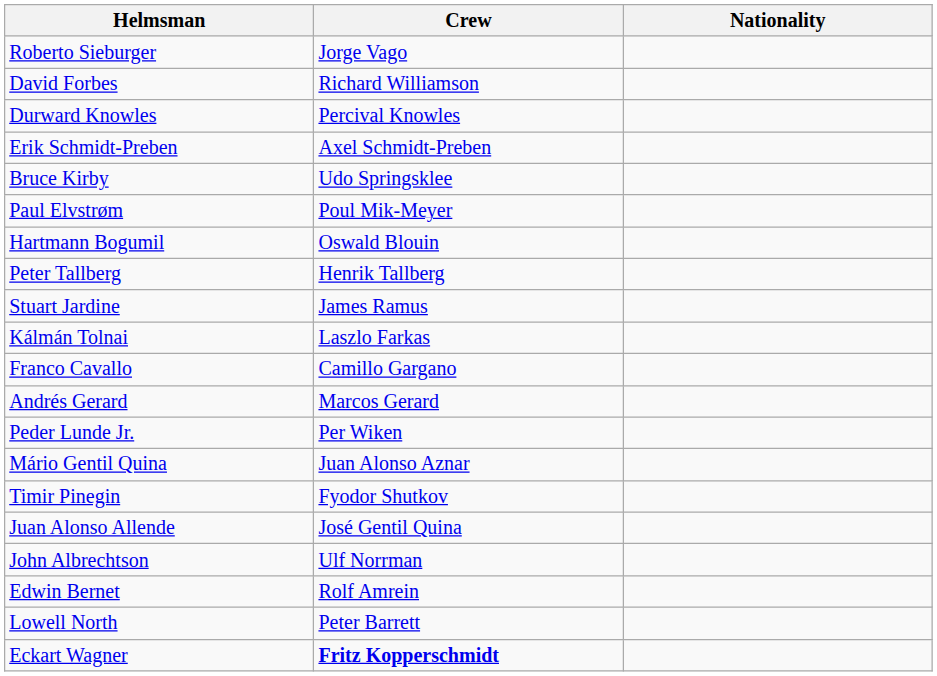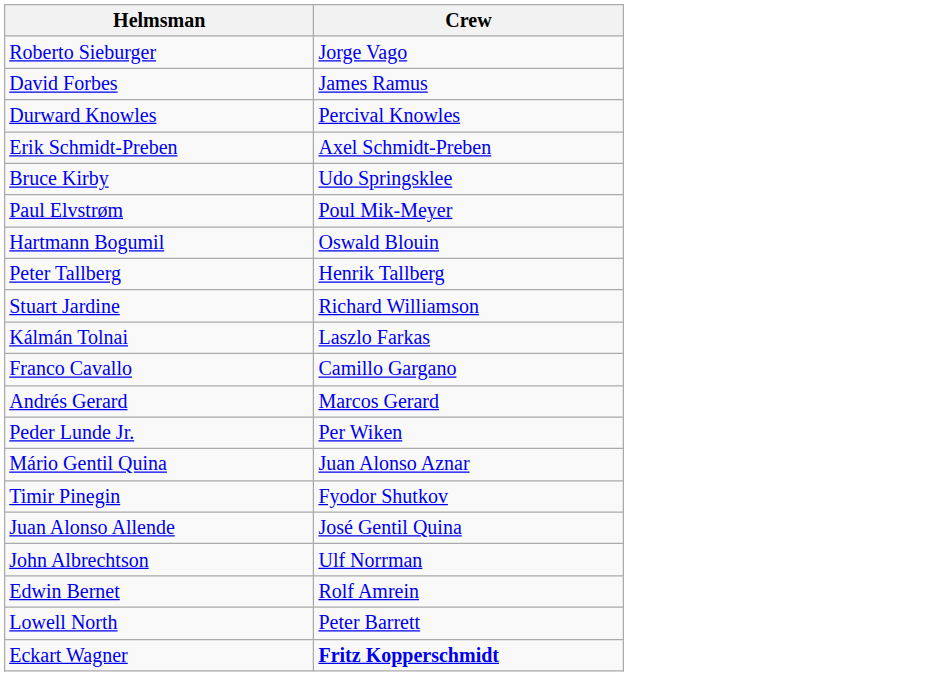- column: (778, 20)
(399, 83) Richard Williamson -> (373, 83) James Ramus
(373, 305) James Ramus -> (399, 305) Richard Williamson
